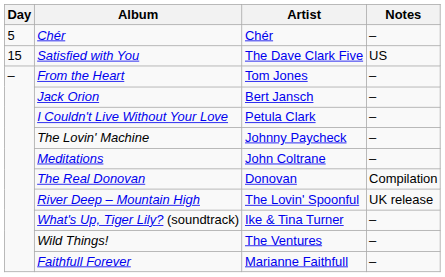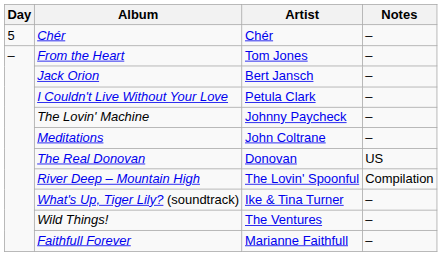- row: (88, 55)
(403, 179) Compilation -> (374, 158) US
(401, 199) UK release -> (399, 179) Compilation
